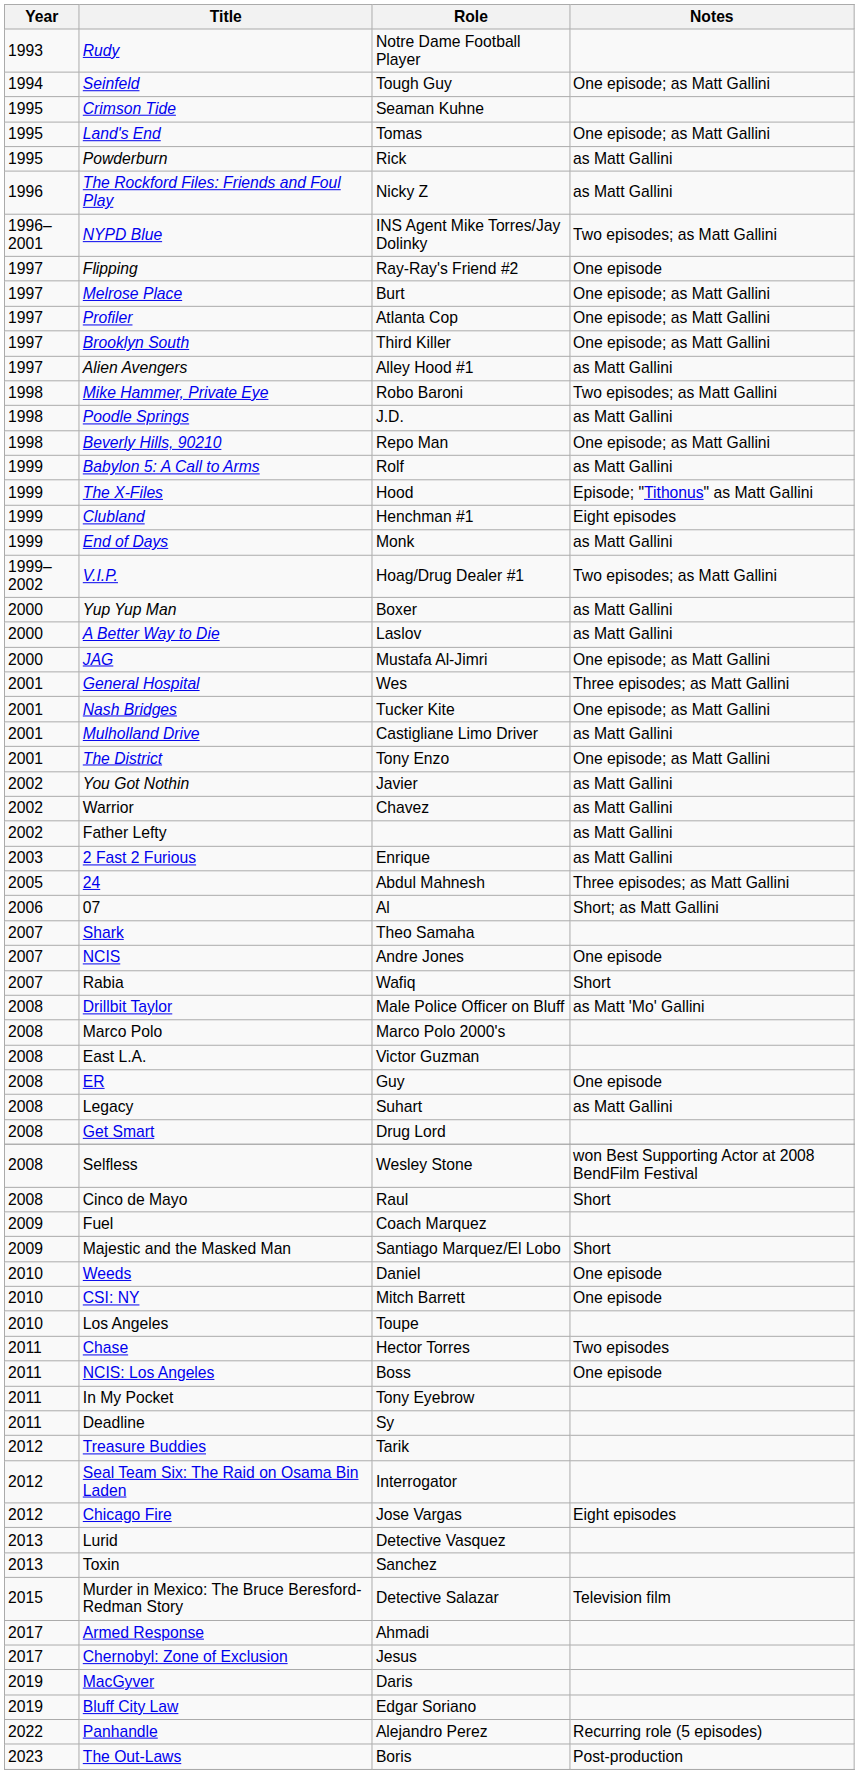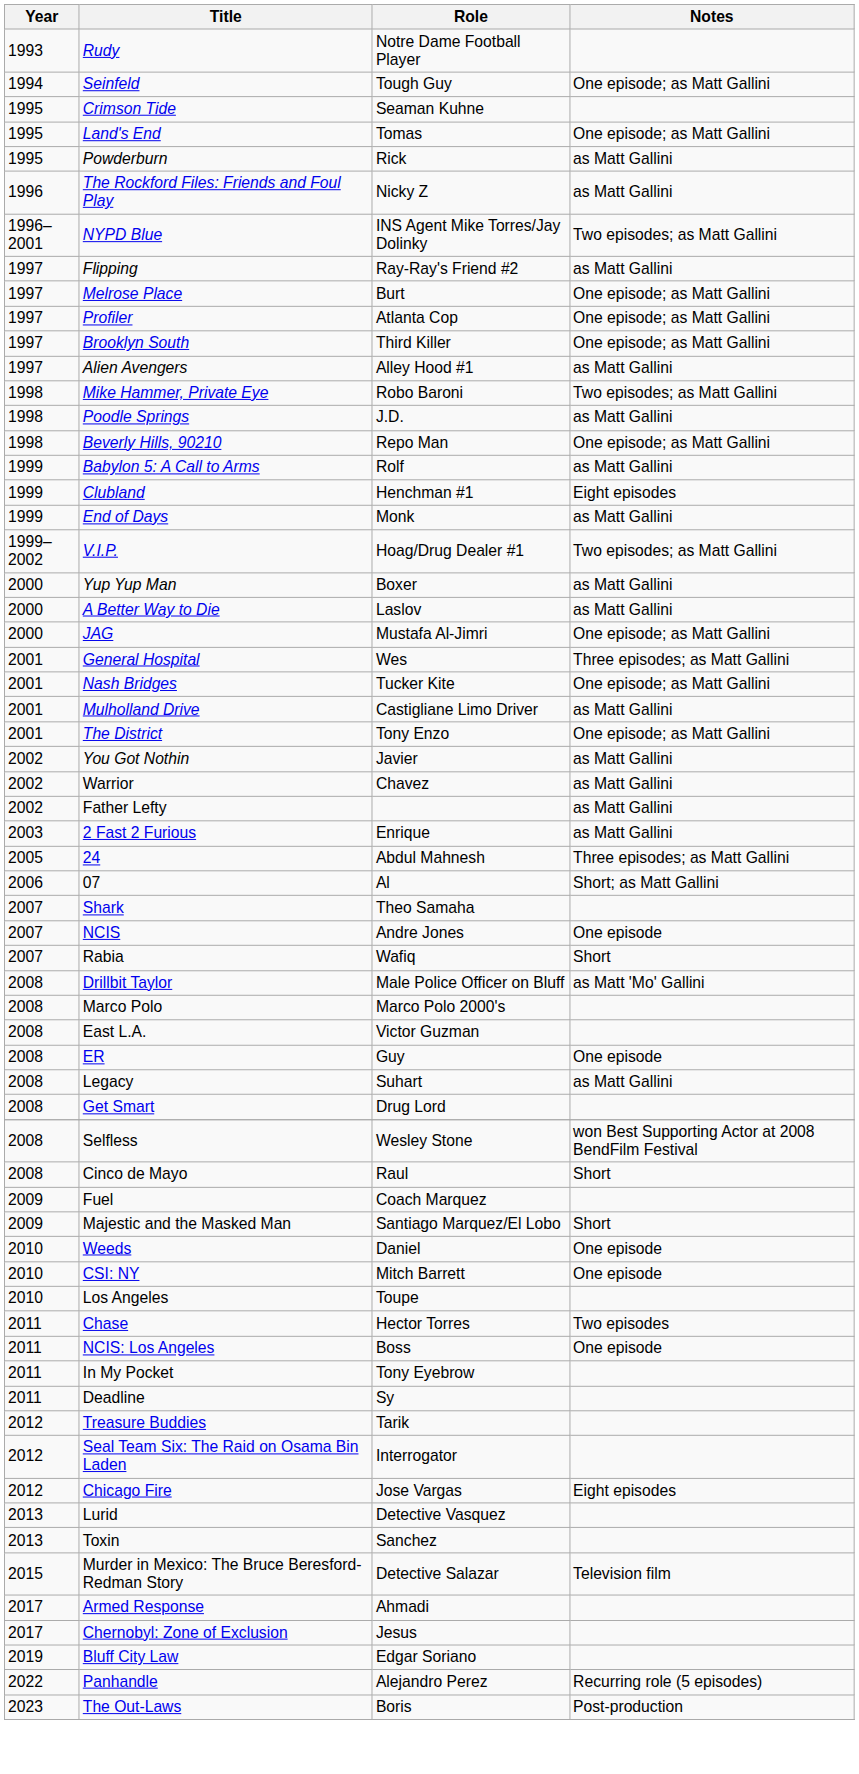(618, 268) One episode -> (623, 268) as Matt Gallini
- row: (123, 492)
- row: (119, 1682)
